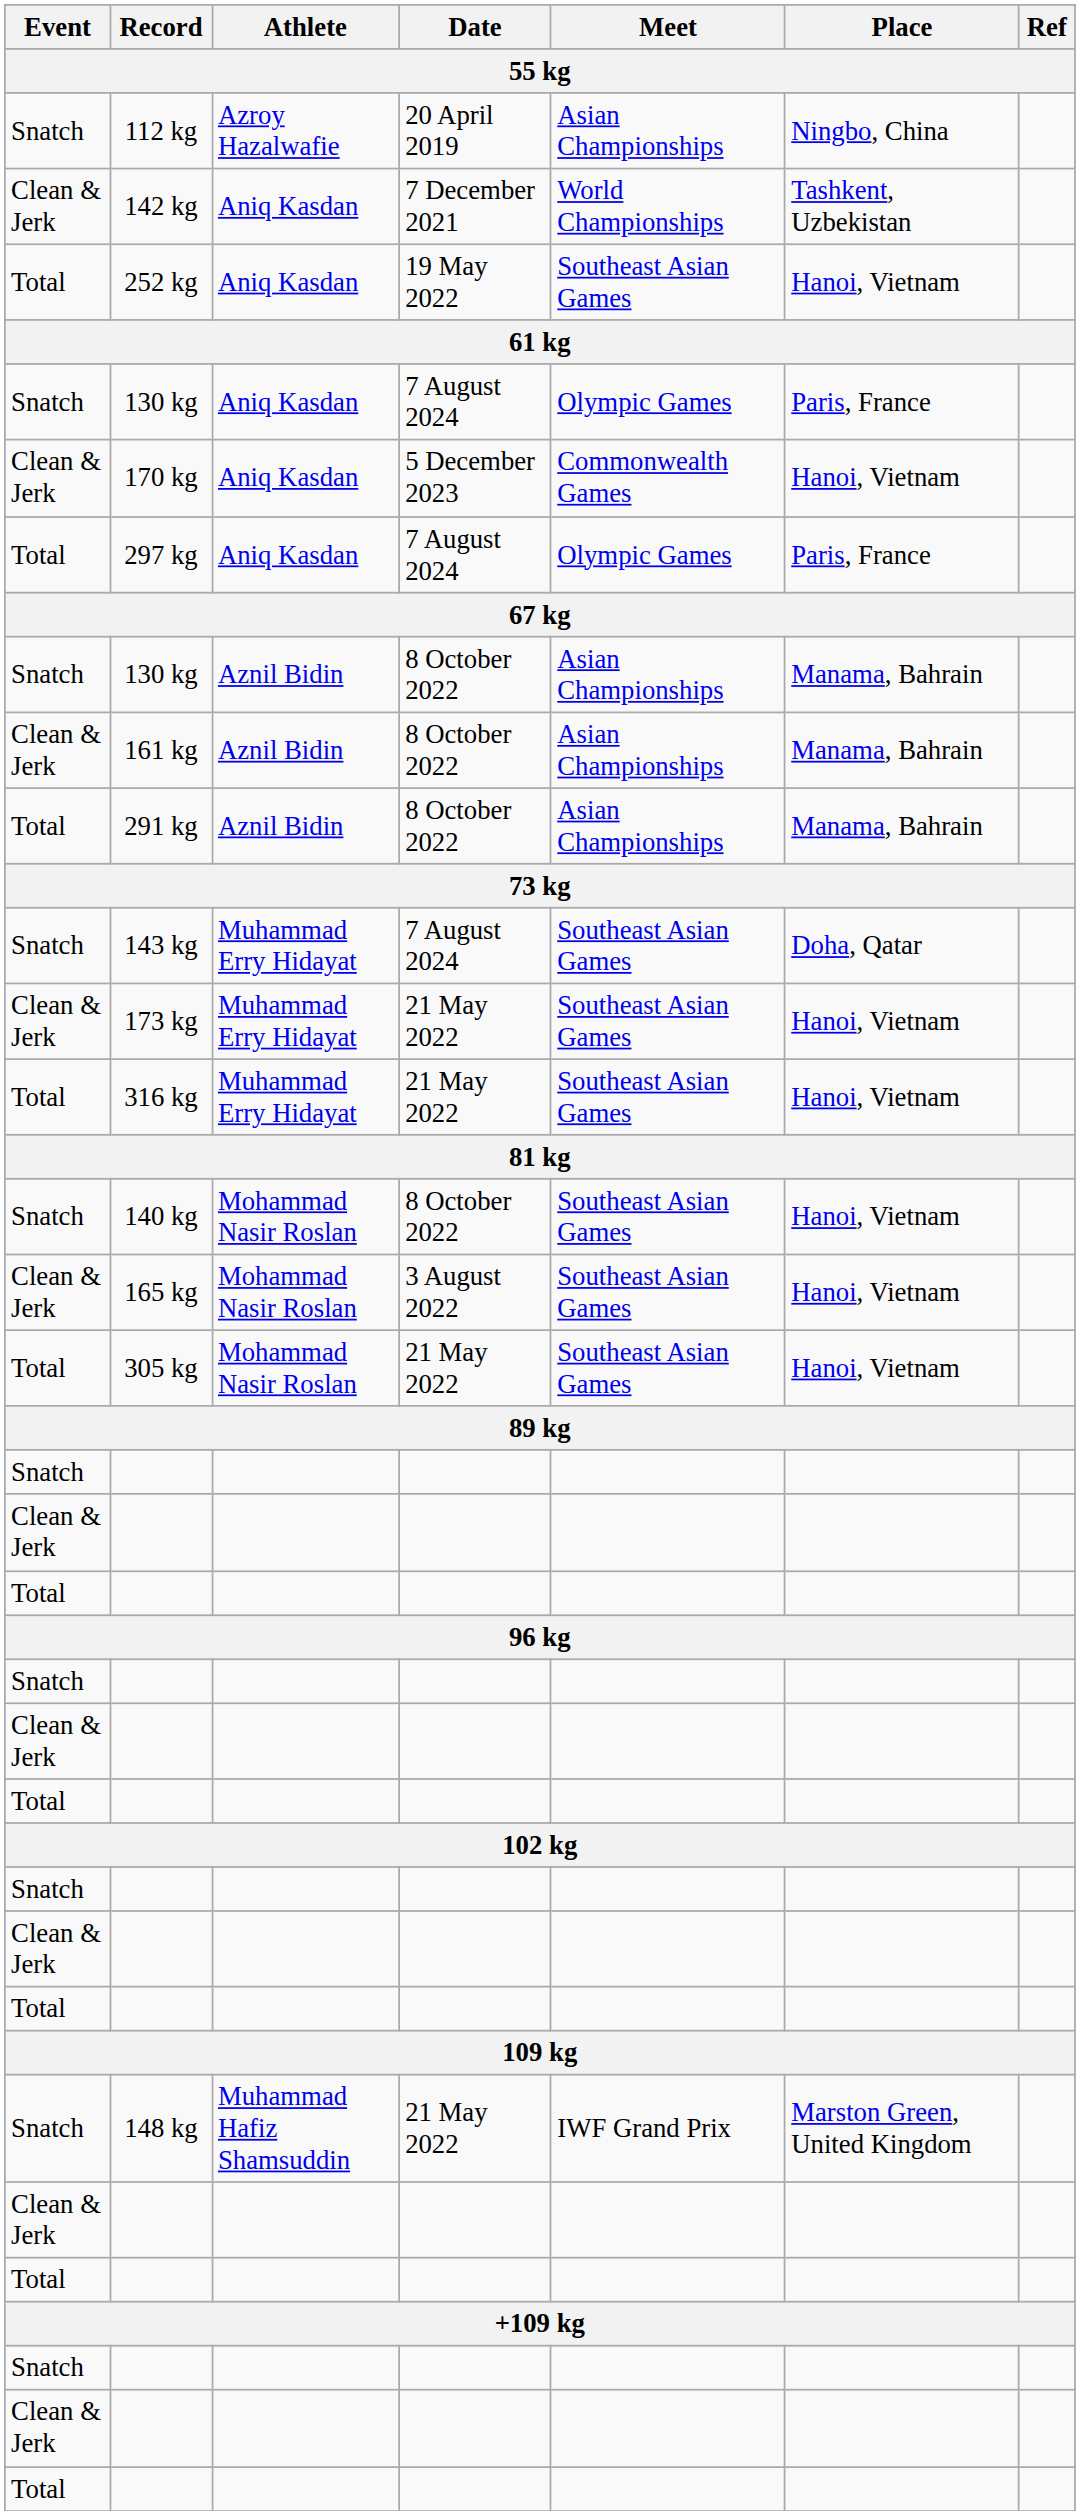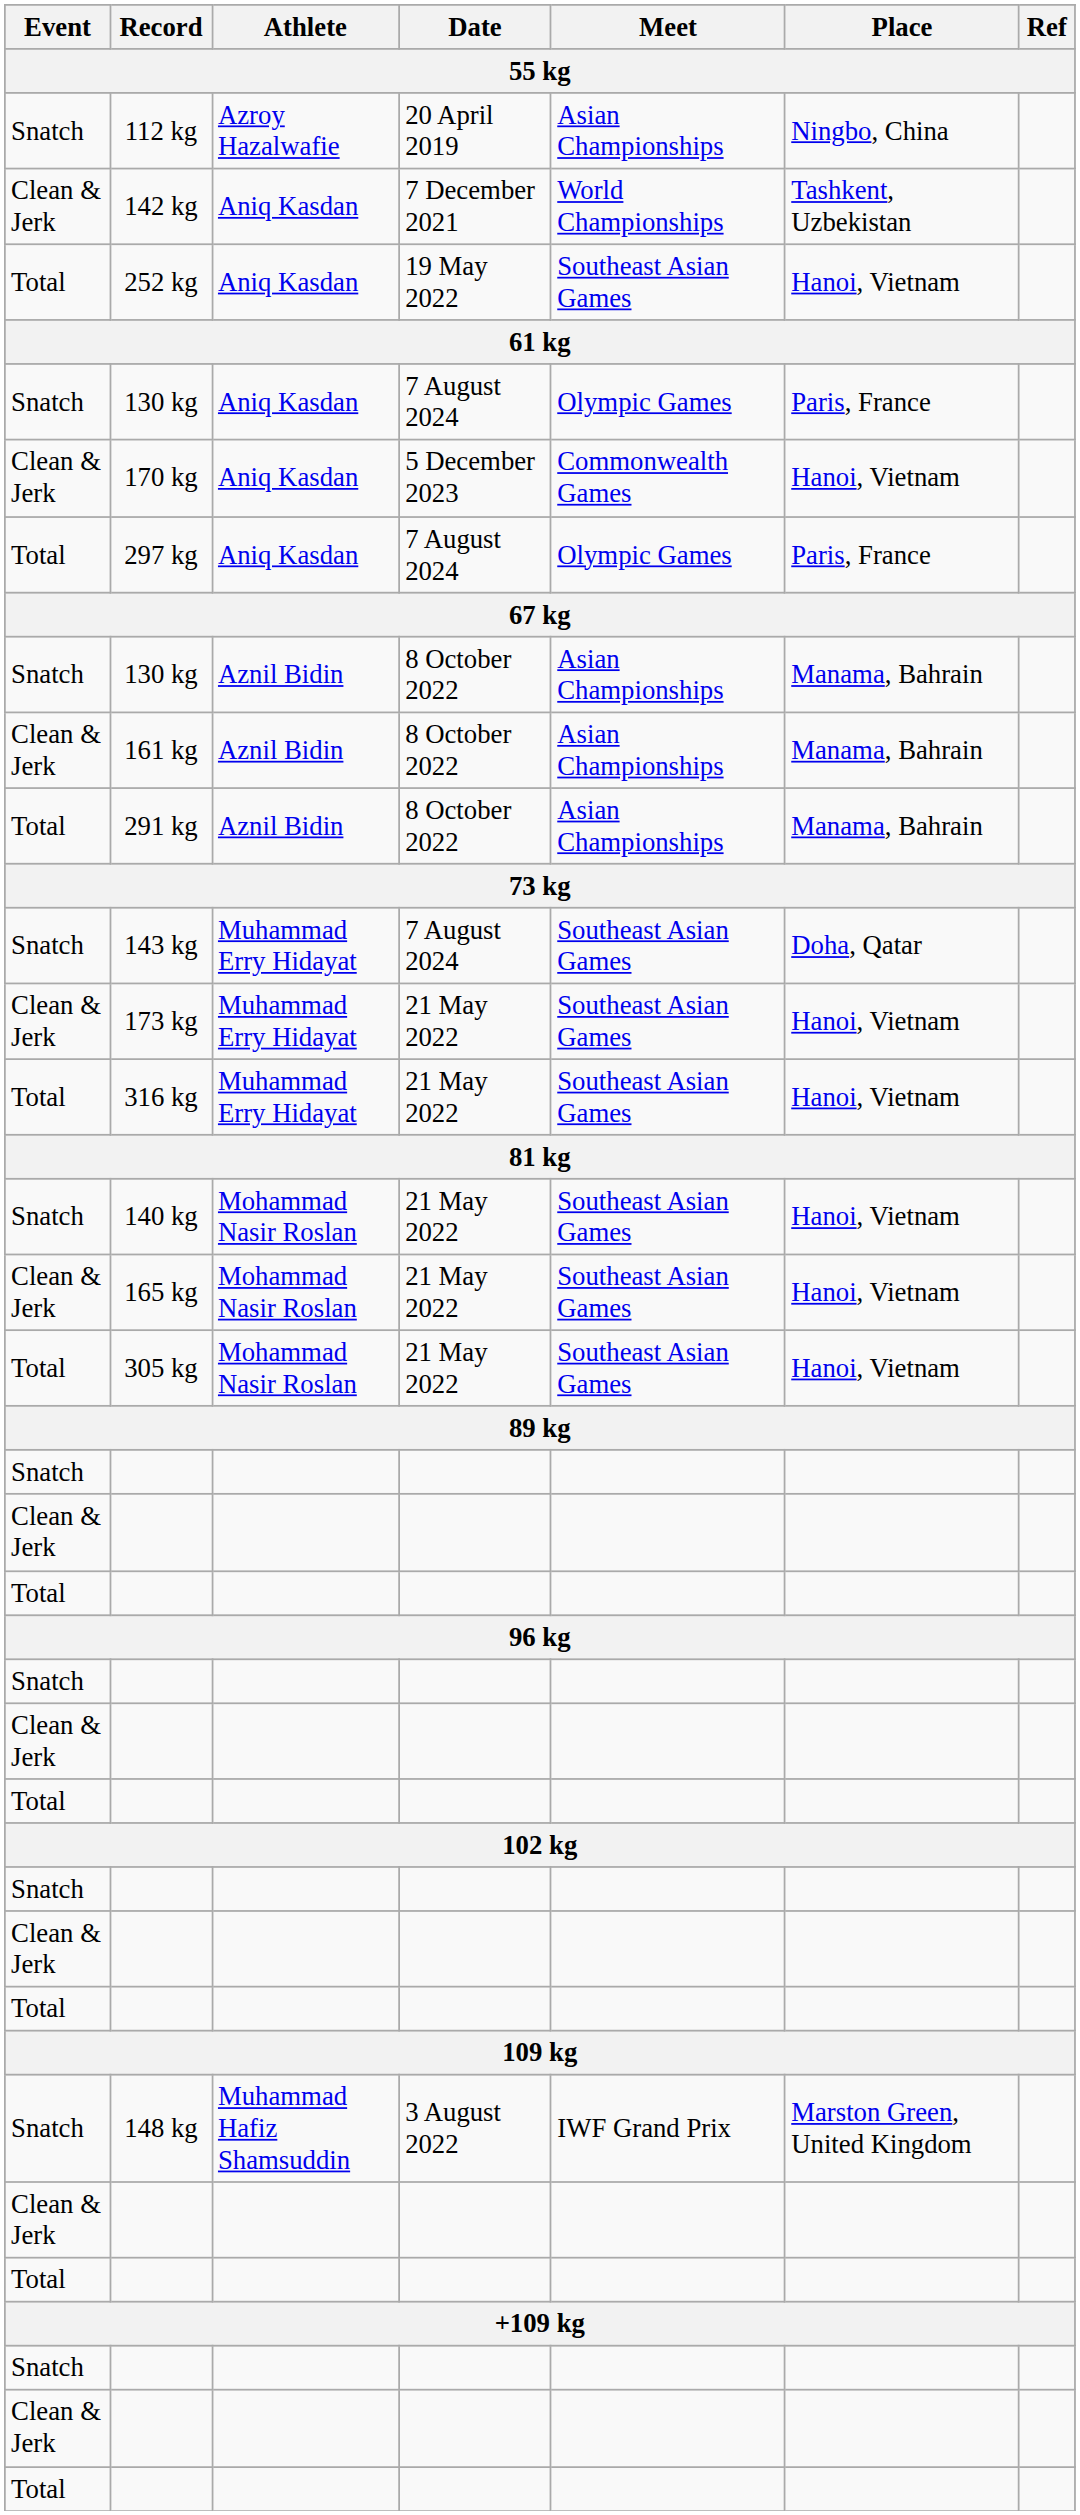(458, 1216) 8 October 2022 -> (446, 1216) 21 May 2022
(453, 1292) 3 August 2022 -> (446, 1292) 21 May 2022
(446, 2128) 21 May 2022 -> (453, 2128) 3 August 2022
